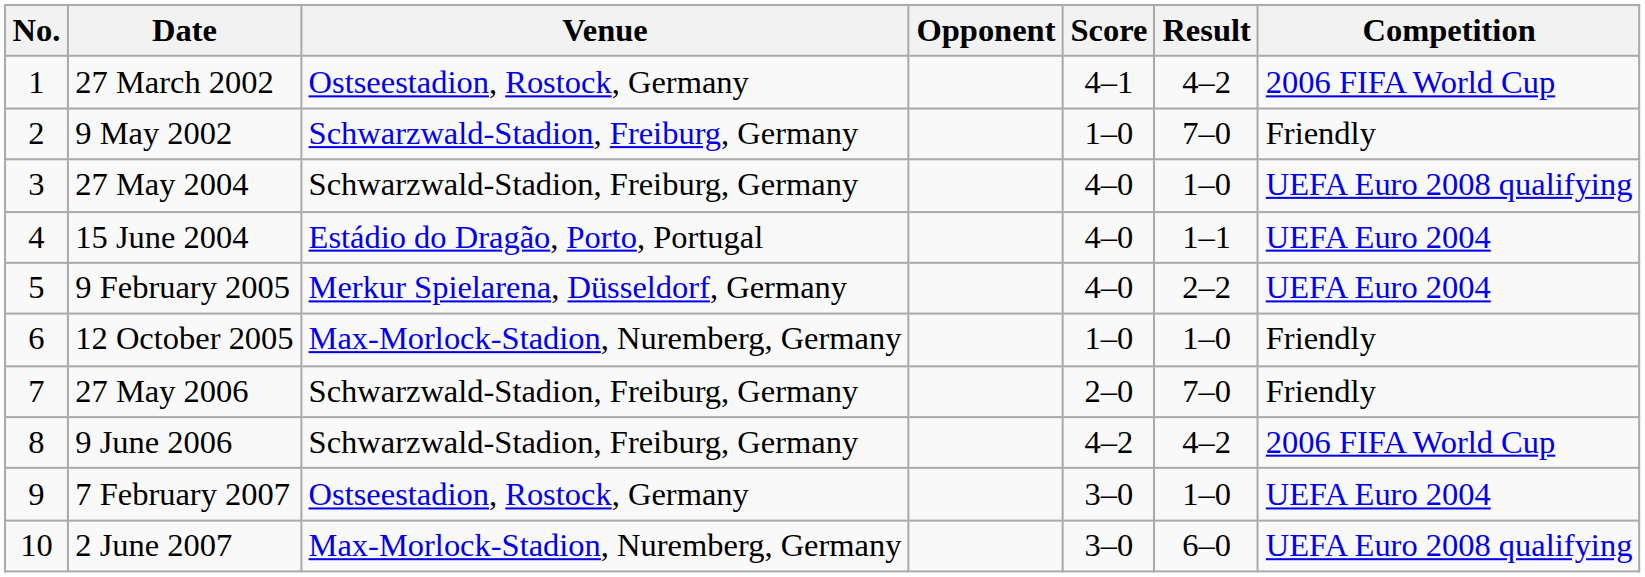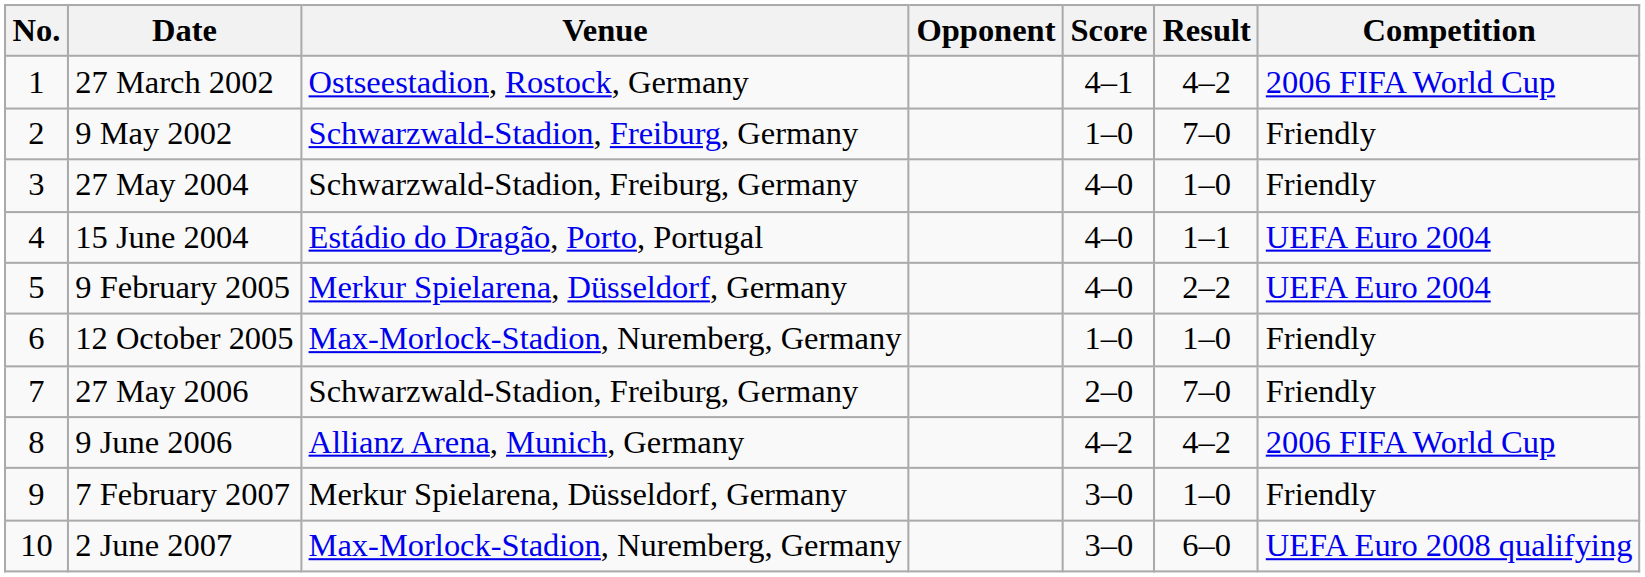(1449, 184) UEFA Euro 2008 qualifying -> (1321, 184) Friendly
(583, 442) Schwarzwald-Stadion, Freiburg, Germany -> (526, 442) Allianz Arena, Munich, Germany
(529, 493) Ostseestadion, Rostock, Germany -> (578, 493) Merkur Spielarena, Düsseldorf, Germany
(1378, 493) UEFA Euro 2004 -> (1321, 493) Friendly
